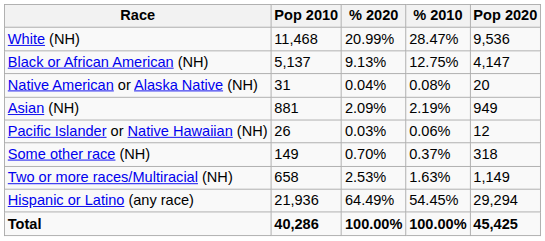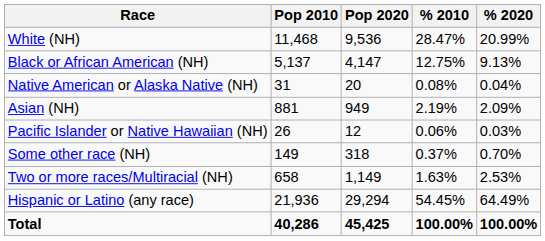columns swapped: (505, 16) <-> (374, 16)
